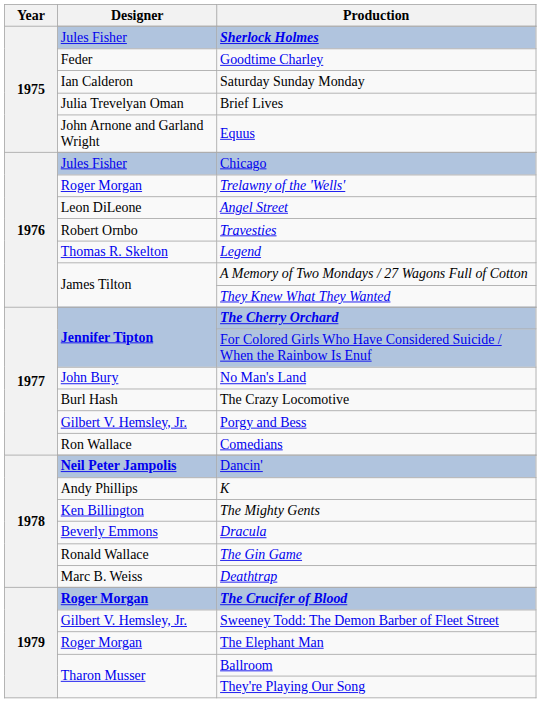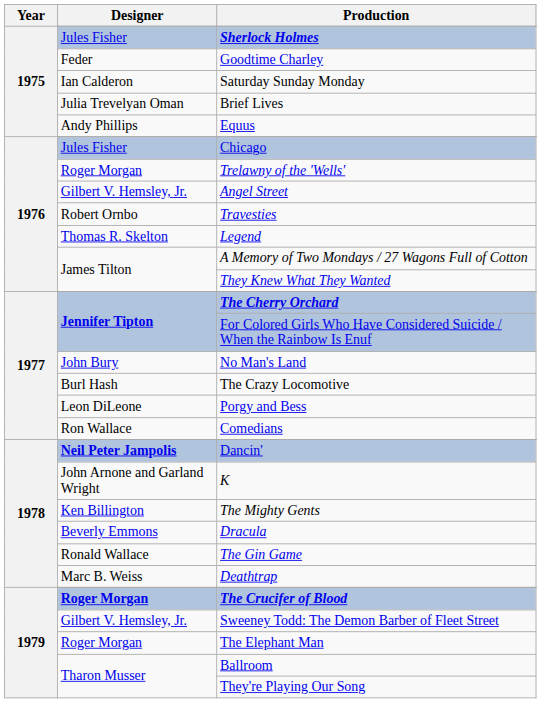(132, 133) John Arnone and Garland Wright -> (99, 125) Andy Phillips
(101, 207) Leon DiLeone -> (124, 192) Gilbert V. Hemsley, Jr.
(124, 422) Gilbert V. Hemsley, Jr. -> (101, 406) Leon DiLeone
(99, 488) Andy Phillips -> (132, 480) John Arnone and Garland Wright
